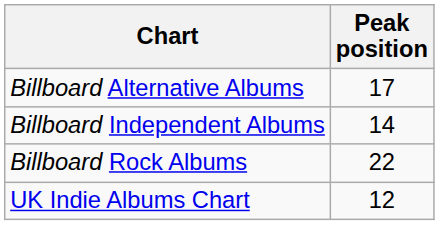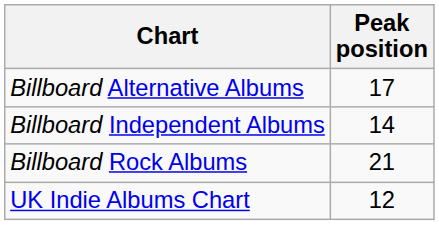(382, 162) 22 -> (382, 162) 21
